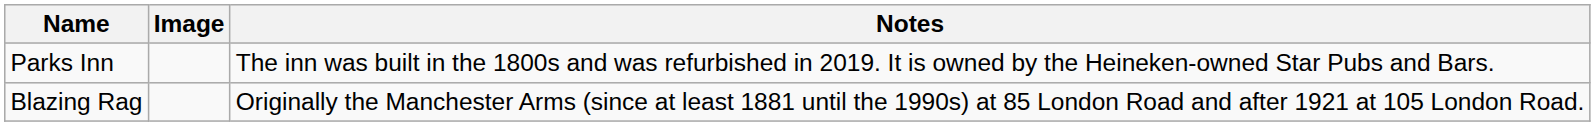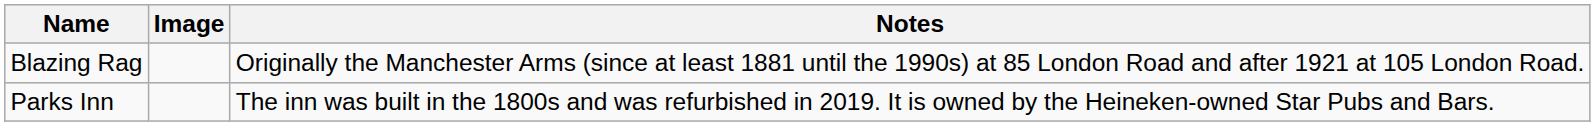rows swapped: (76, 101) <-> (62, 62)
